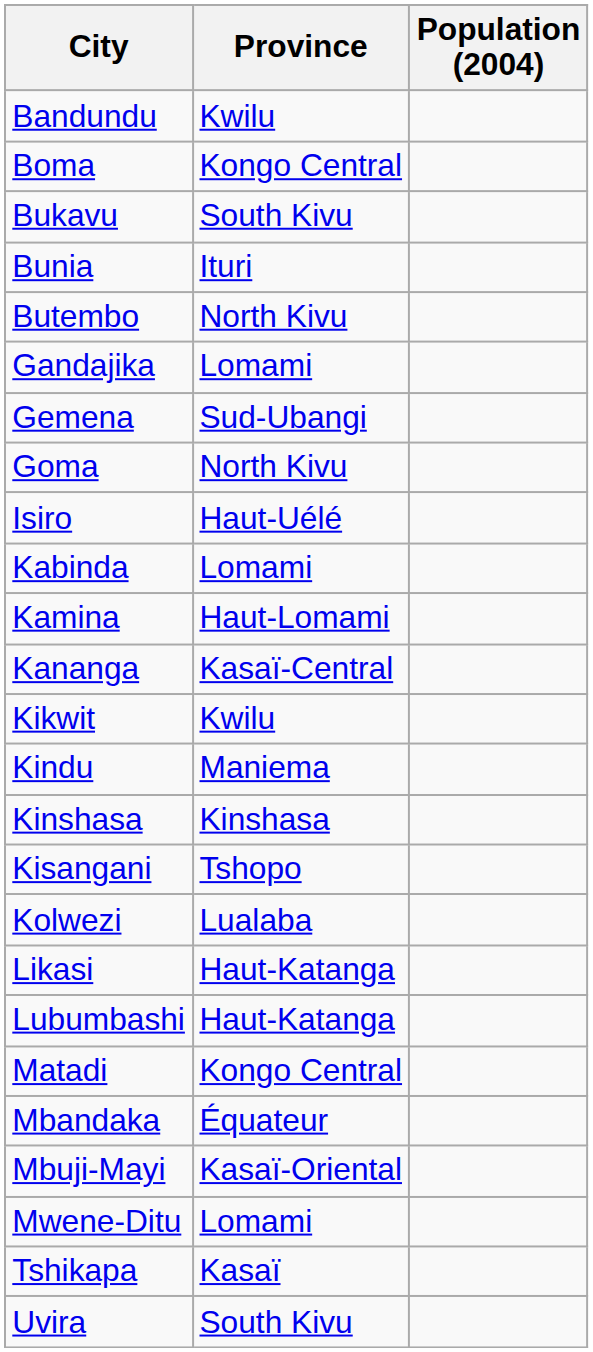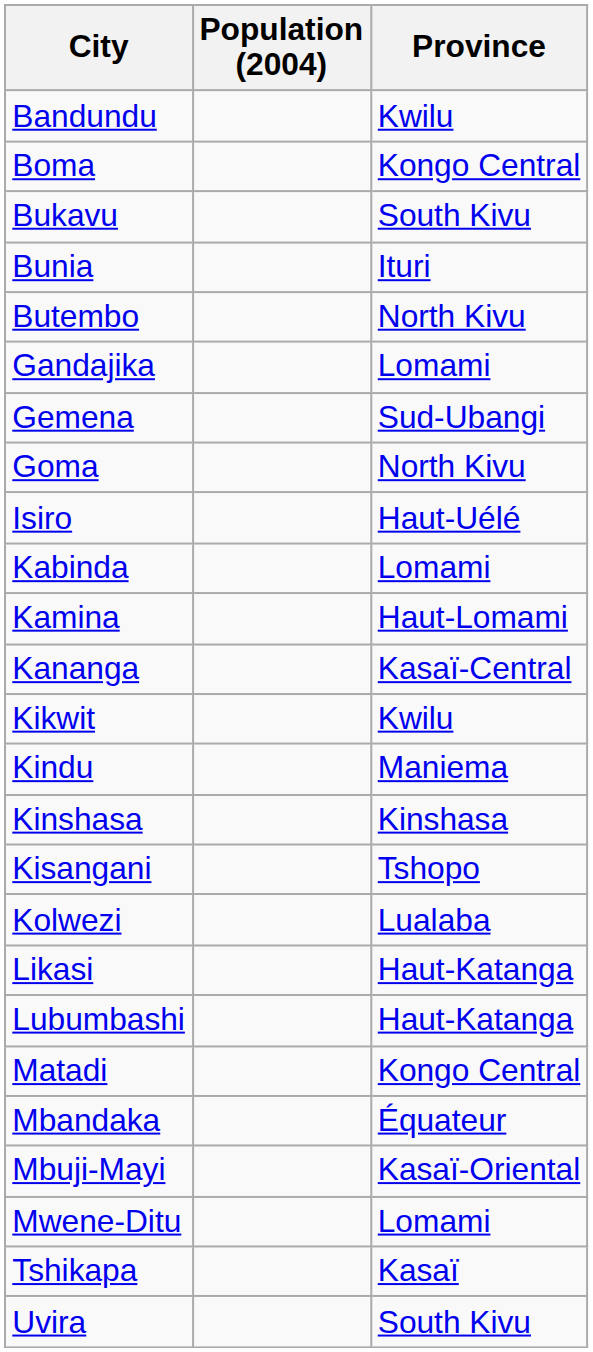columns swapped: (301, 47) <-> (498, 47)
